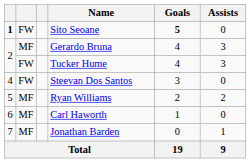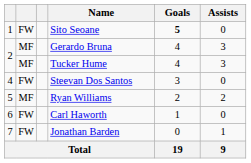(10, 30) bold -> (10, 30) normal
(26, 64) FW -> (26, 64) MF
(26, 115) MF -> (26, 115) FW
(26, 132) MF -> (26, 132) FW
